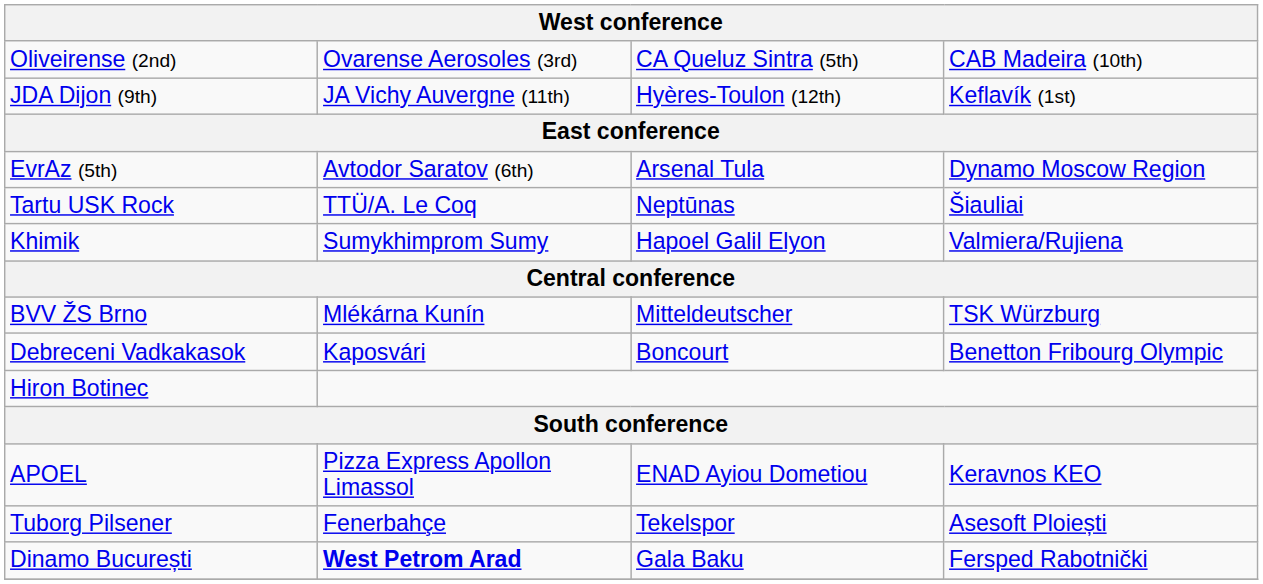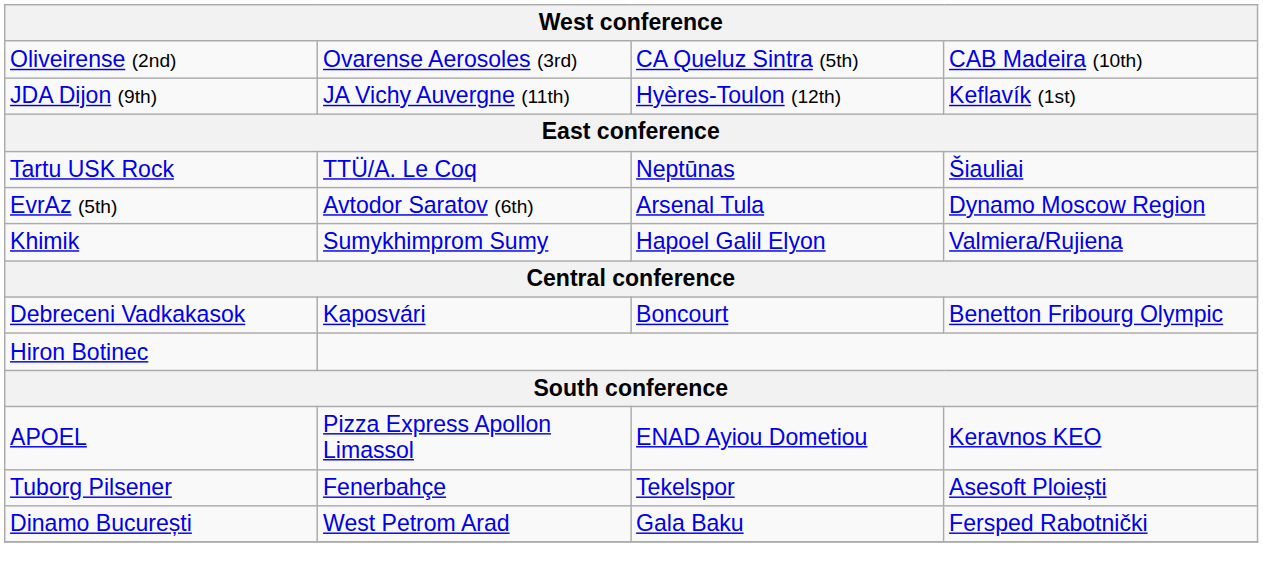rows swapped: (64, 168) <-> (92, 205)
- row: (79, 315)
(422, 560) bold -> (416, 523) normal
